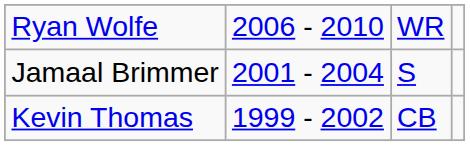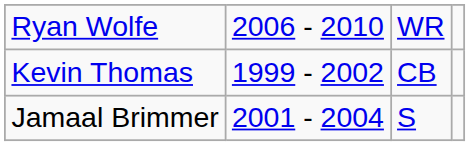rows swapped: (102, 117) <-> (115, 72)
